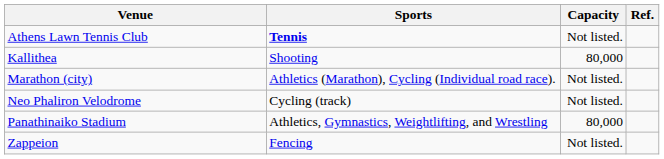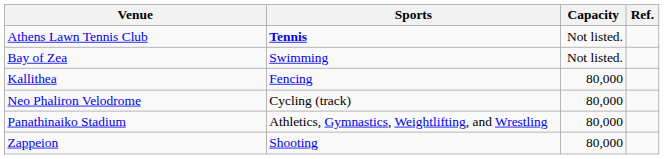+ row: (37, 57)
(294, 57) Shooting -> (291, 79) Fencing
- row: (50, 79)
(595, 100) Not listed. -> (604, 100) 80,000
(291, 143) Fencing -> (294, 143) Shooting
(595, 143) Not listed. -> (604, 143) 80,000
